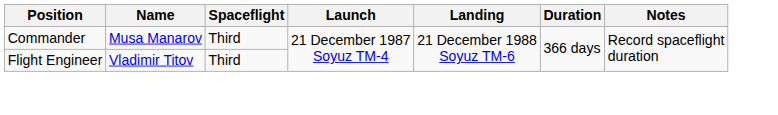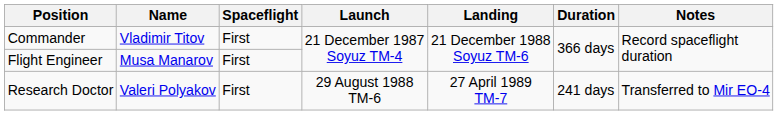(155, 37) Musa Manarov -> (162, 37) Vladimir Titov
(225, 37) Third -> (236, 37) First
(151, 60) Vladimir Titov -> (166, 60) Musa Manarov
(225, 60) Third -> (236, 60) First
+ row: (61, 90)
